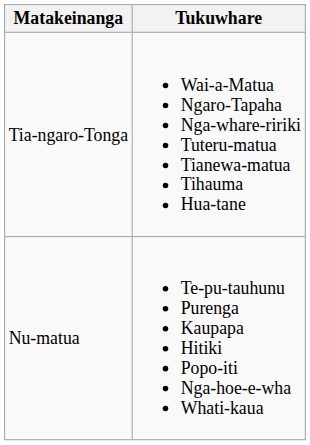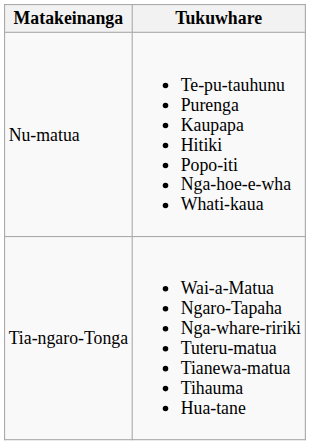rows swapped: (44, 337) <-> (68, 134)
